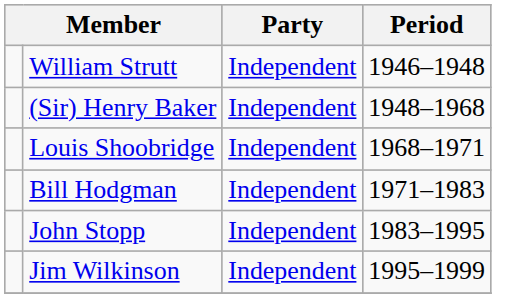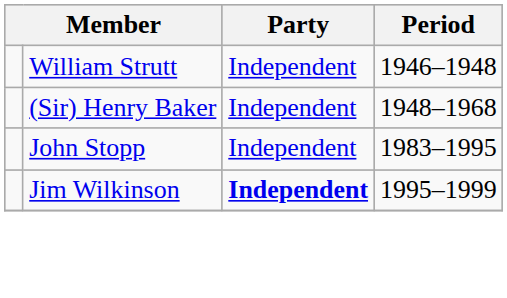- row: (122, 148)
- row: (103, 189)
(292, 271) normal -> (298, 189) bold
